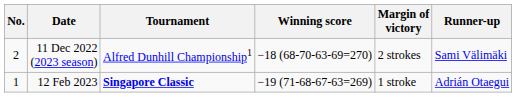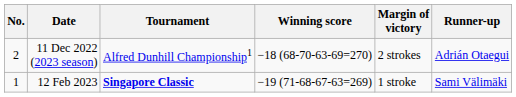(471, 55) Sami Välimäki -> (472, 55) Adrián Otaegui
(472, 82) Adrián Otaegui -> (471, 82) Sami Välimäki
